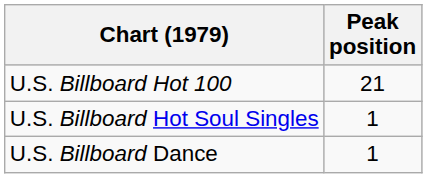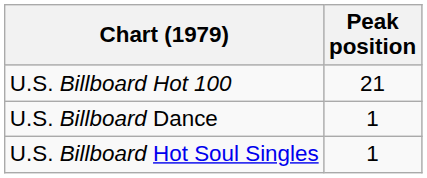rows swapped: (114, 154) <-> (164, 118)
